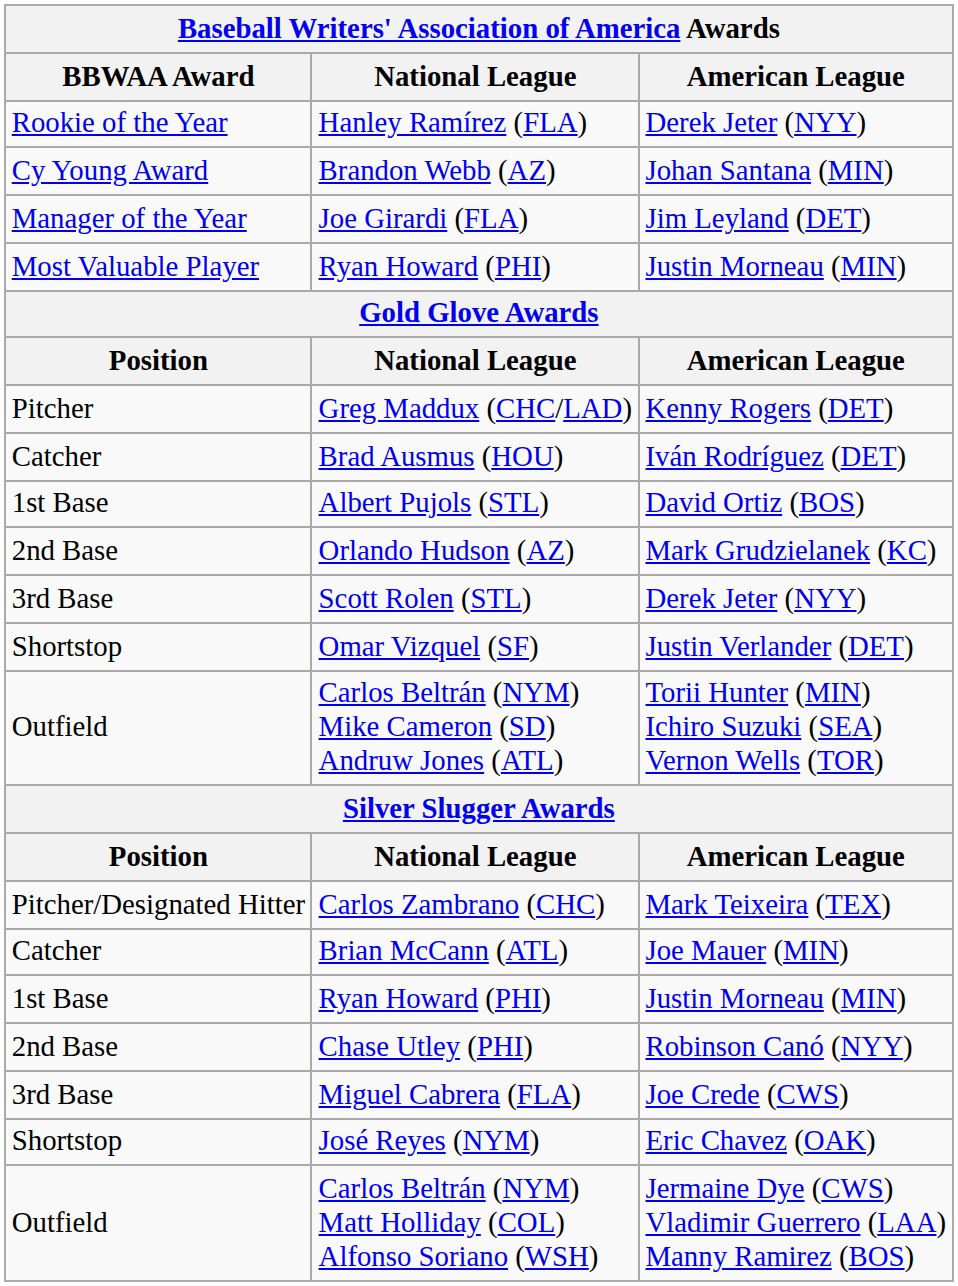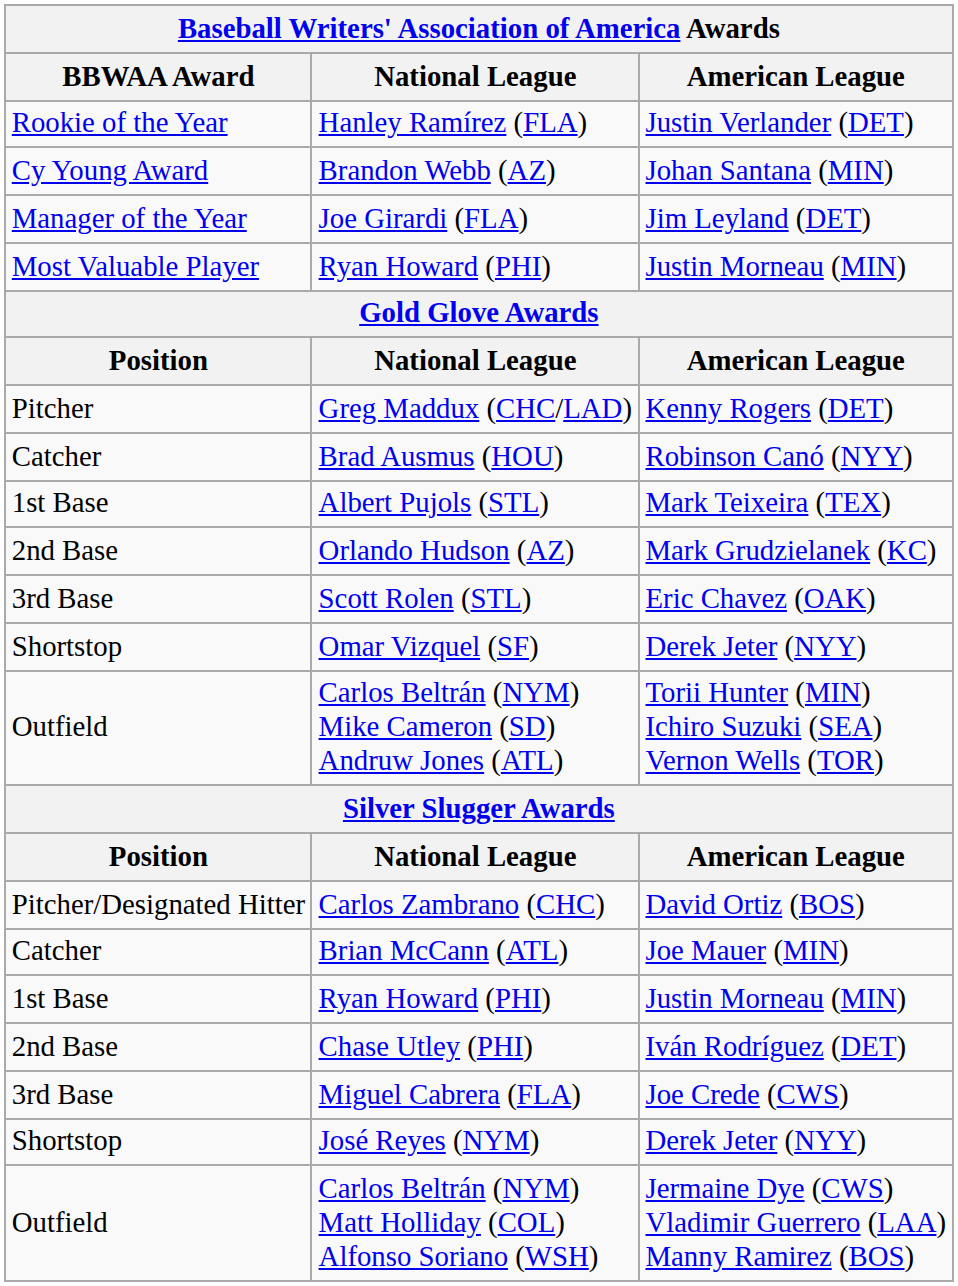(756, 123) Derek Jeter (NYY) -> (780, 123) Justin Verlander (DET)
(776, 456) Iván Rodríguez (DET) -> (779, 456) Robinson Canó (NYY)
(755, 503) David Ortiz (BOS) -> (768, 503) Mark Teixeira (TEX)
(756, 598) Derek Jeter (NYY) -> (761, 598) Eric Chavez (OAK)
(780, 646) Justin Verlander (DET) -> (756, 646) Derek Jeter (NYY)
(768, 904) Mark Teixeira (TEX) -> (755, 904) David Ortiz (BOS)
(779, 1046) Robinson Canó (NYY) -> (776, 1046) Iván Rodríguez (DET)
(761, 1141) Eric Chavez (OAK) -> (756, 1141) Derek Jeter (NYY)
